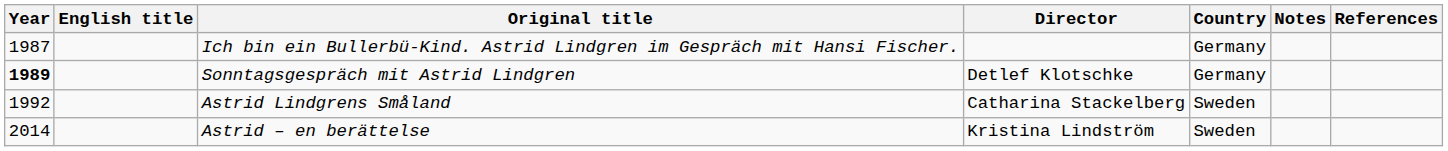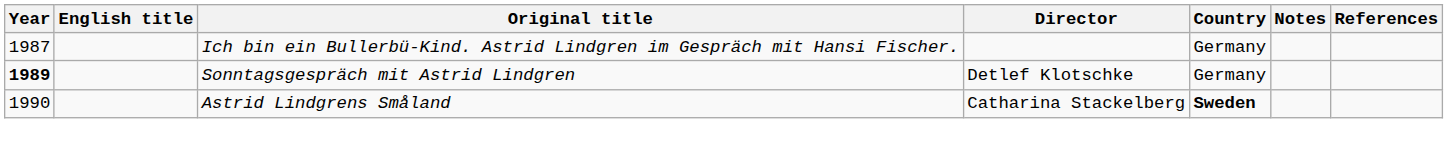(30, 103) 1992 -> (30, 103) 1990
(1225, 103) normal -> (1225, 103) bold
- row: (316, 131)
